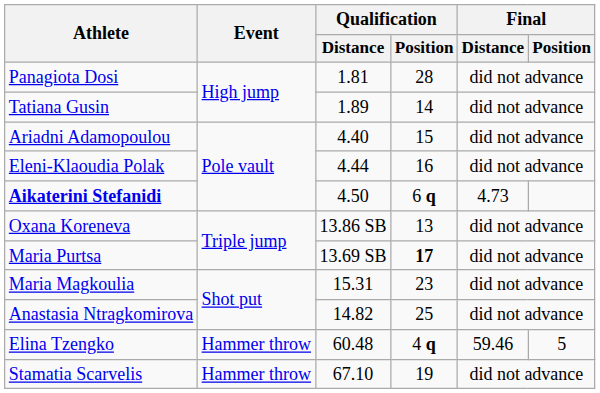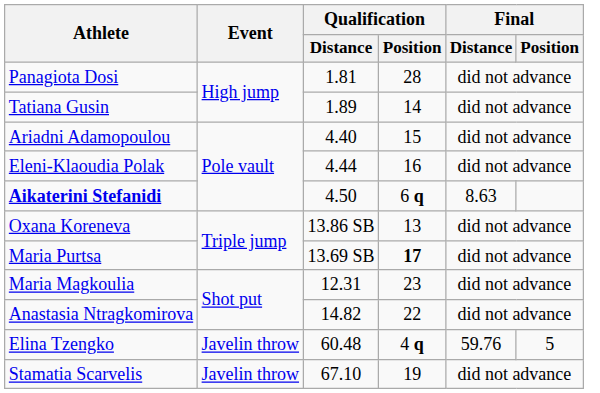(493, 196) 4.73 -> (481, 196) 8.63
(353, 285) 15.31 -> (341, 285) 12.31
(424, 315) 25 -> (412, 315) 22
(256, 344) Hammer throw -> (250, 344) Javelin throw
(493, 344) 59.46 -> (481, 344) 59.76
(256, 374) Hammer throw -> (250, 374) Javelin throw
